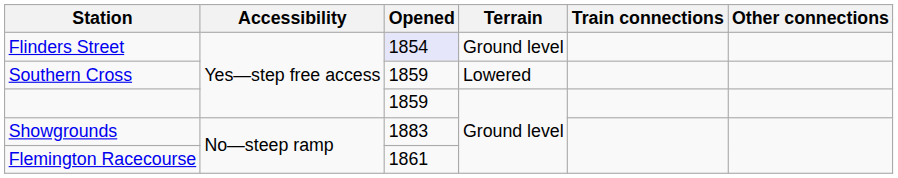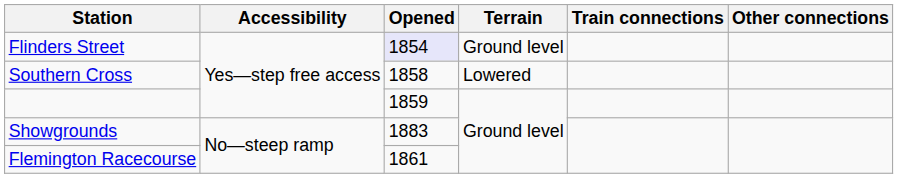(408, 74) 1859 -> (408, 74) 1858
